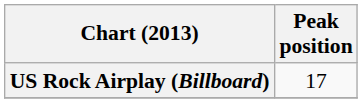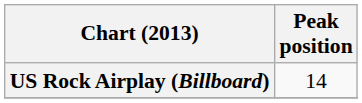(316, 80) 17 -> (316, 80) 14
